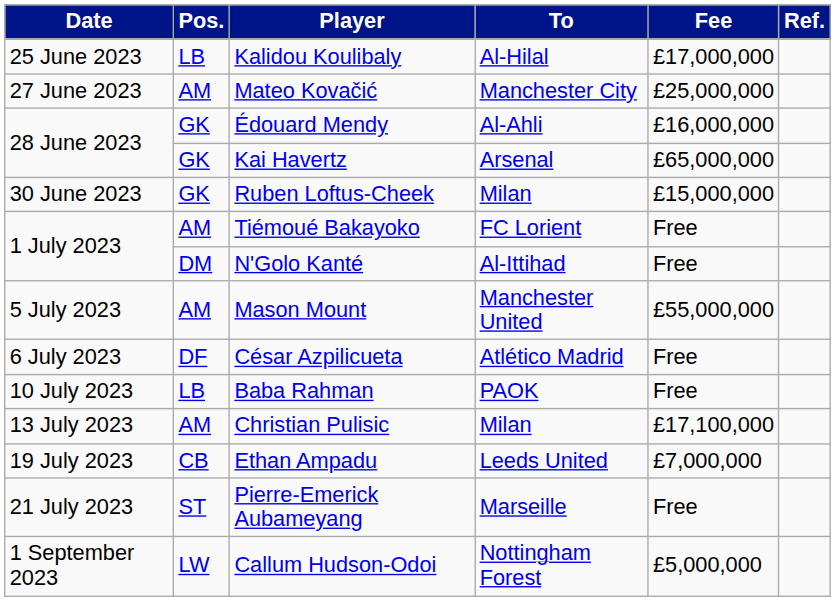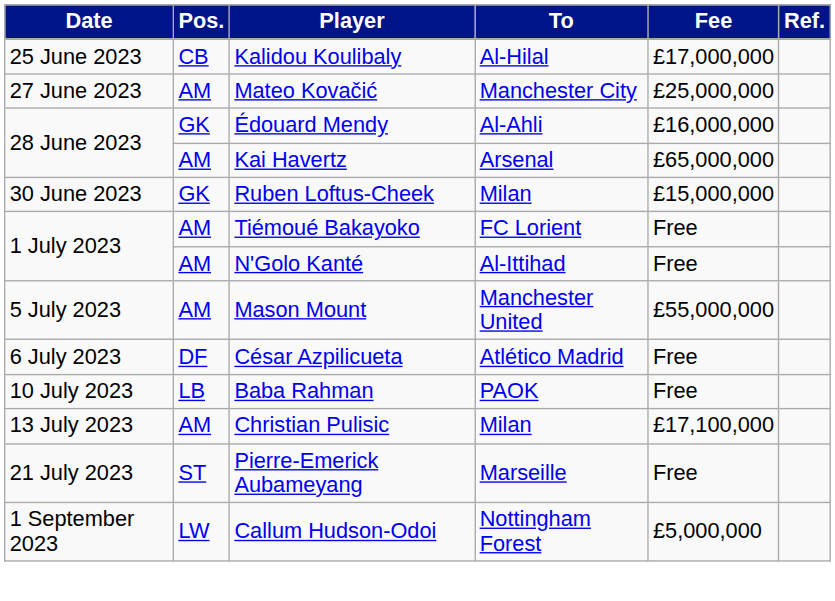(192, 56) LB -> (194, 56) CB
(194, 159) GK -> (195, 159) AM
(195, 263) DM -> (195, 263) AM
- row: (306, 460)
